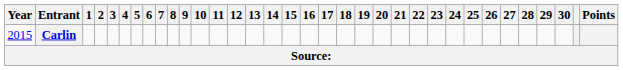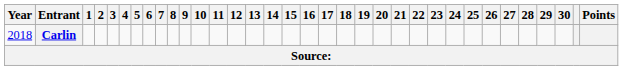(20, 34) 2015 -> (20, 34) 2018
